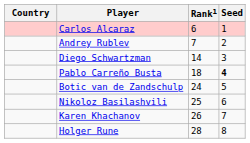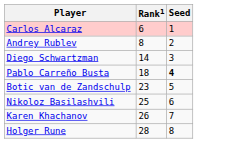- column: (31, 13)
(194, 43) 7 -> (141, 43) 8
(196, 87) 24 -> (144, 87) 23
